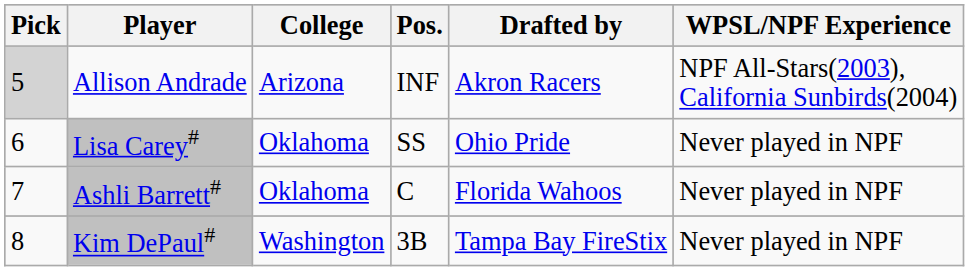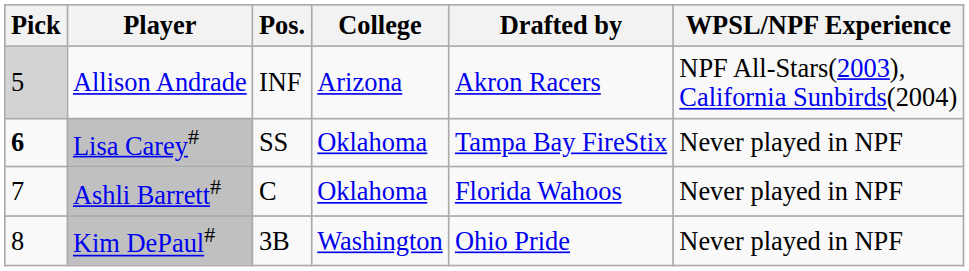columns swapped: (420, 25) <-> (322, 25)
(18, 142) normal -> (18, 142) bold
(512, 142) Ohio Pride -> (561, 142) Tampa Bay FireStix
(561, 240) Tampa Bay FireStix -> (512, 240) Ohio Pride
